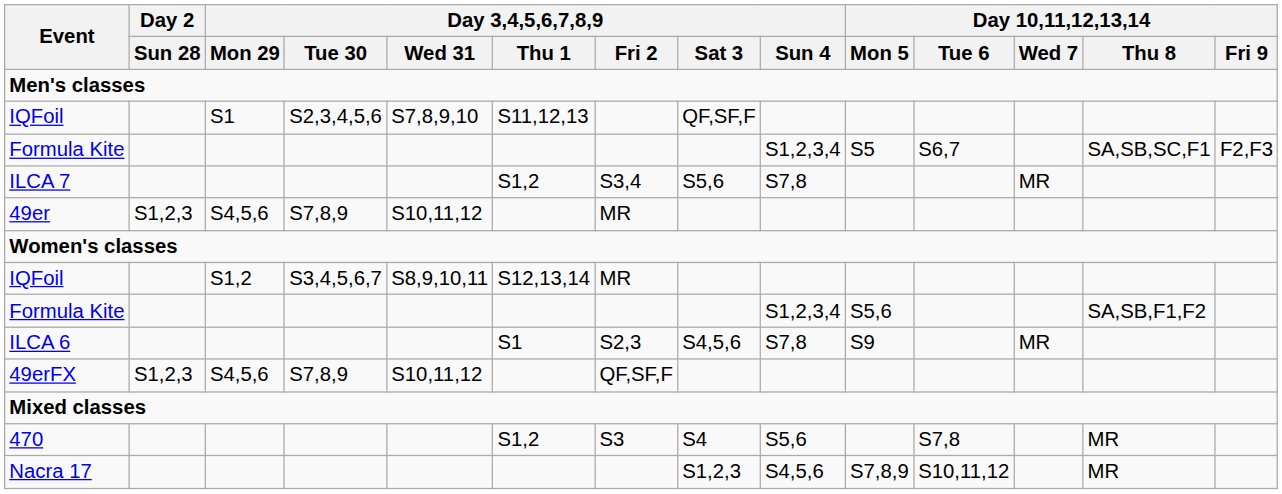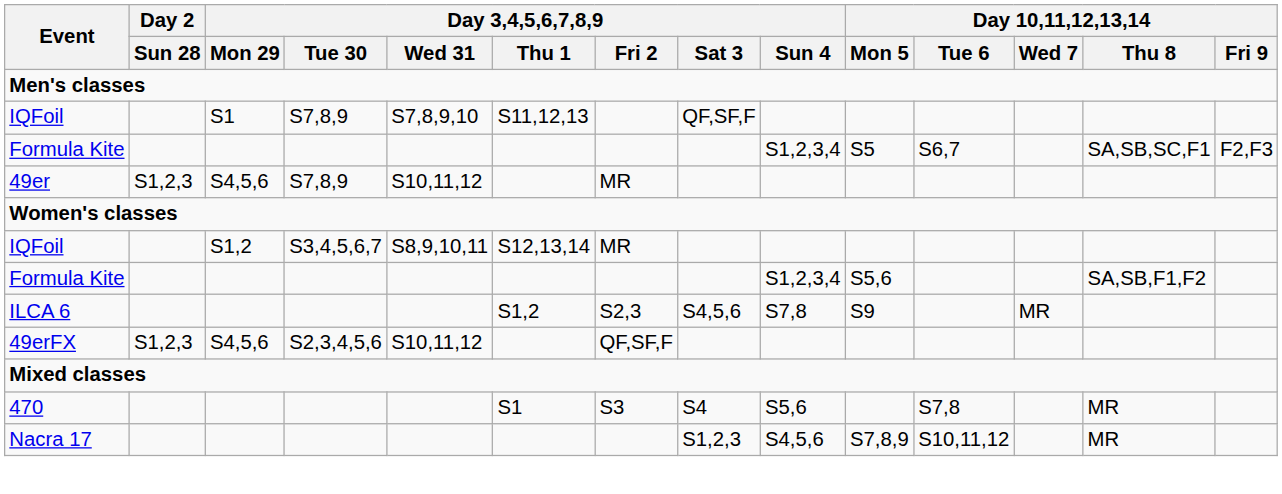(336, 117) S2,3,4,5,6 -> (319, 117) S7,8,9
- row: (40, 181)
(510, 342) S1 -> (518, 310) S1,2
(319, 375) S7,8,9 -> (336, 342) S2,3,4,5,6
(518, 439) S1,2 -> (510, 407) S1
